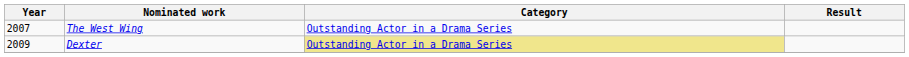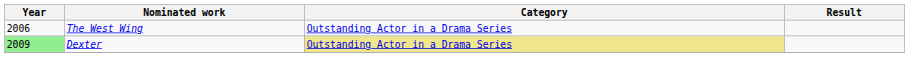(18, 28) 2007 -> (18, 28) 2006
(18, 44) no background -> (18, 44) lightgreen background
